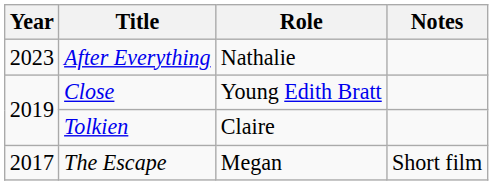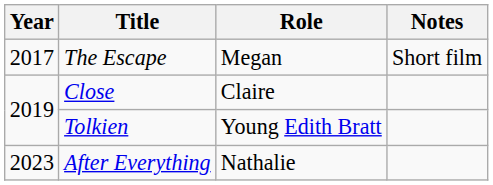rows swapped: (115, 162) <-> (137, 57)
(301, 92) Young Edith Bratt -> (248, 92) Claire
(248, 127) Claire -> (301, 127) Young Edith Bratt
